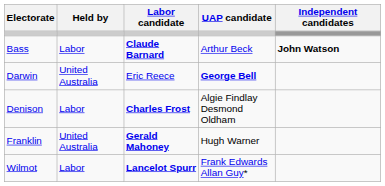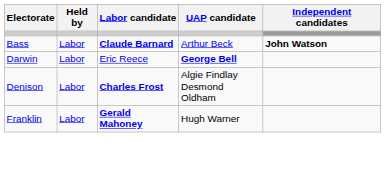(78, 76) United Australia -> (72, 59) Labor
(78, 141) United Australia -> (72, 118) Labor
- row: (22, 168)
